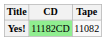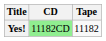(87, 28) 11082 -> (87, 28) 11182
